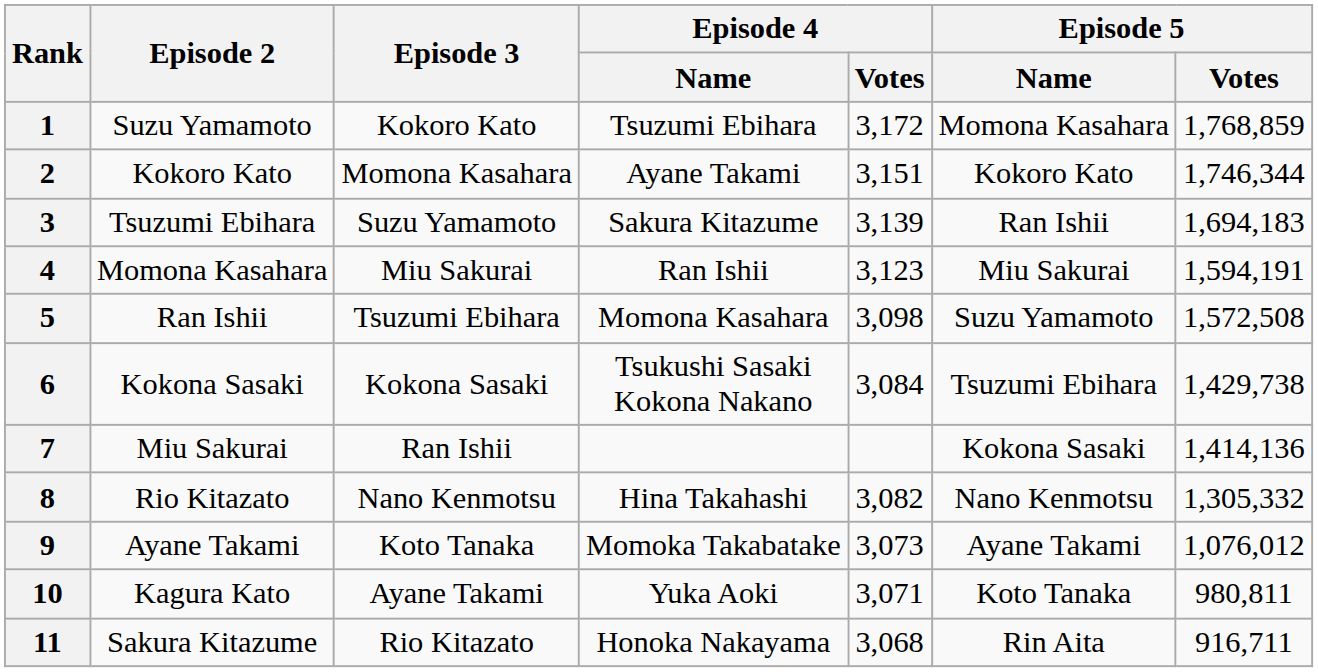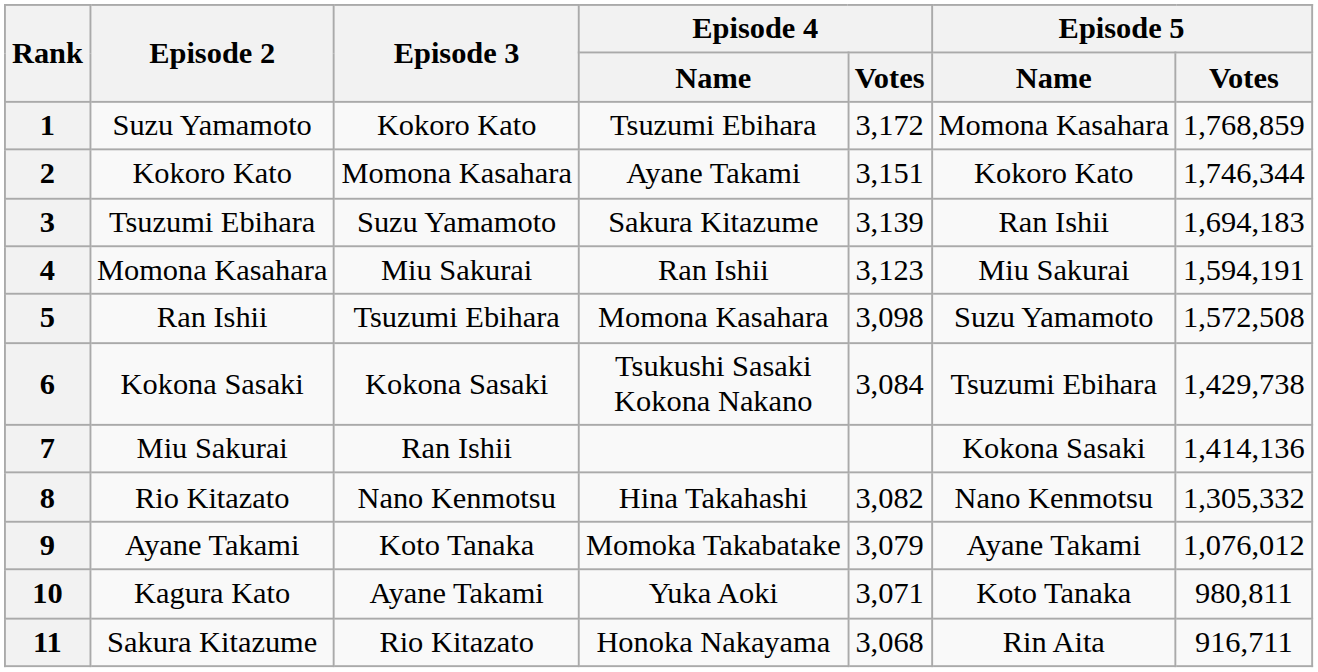(890, 544) 3,073 -> (890, 544) 3,079
